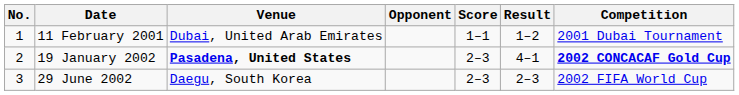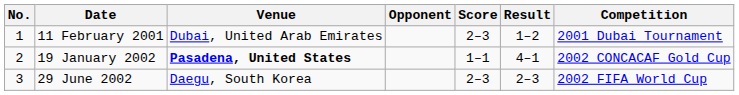(478, 37) 1–1 -> (478, 37) 2–3
(478, 58) 2–3 -> (478, 58) 1–1
(644, 58) bold -> (644, 58) normal
